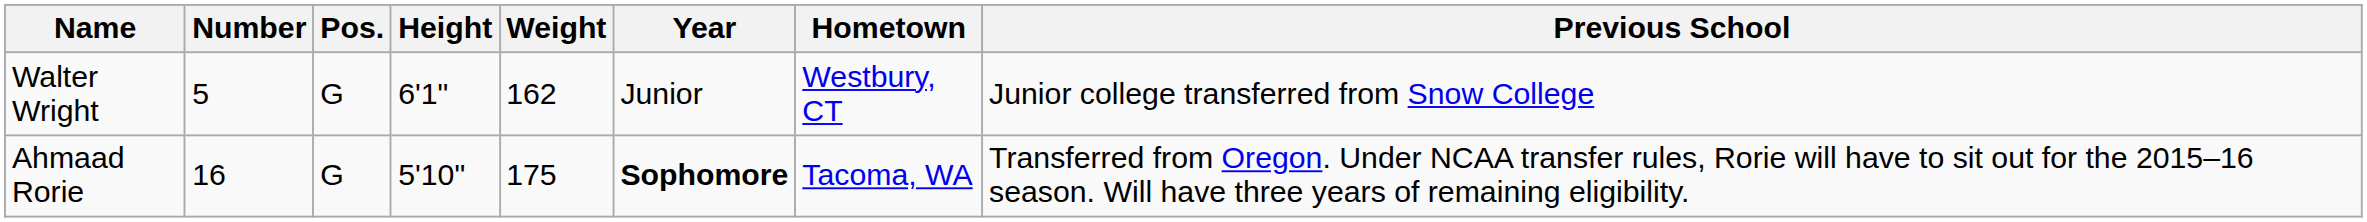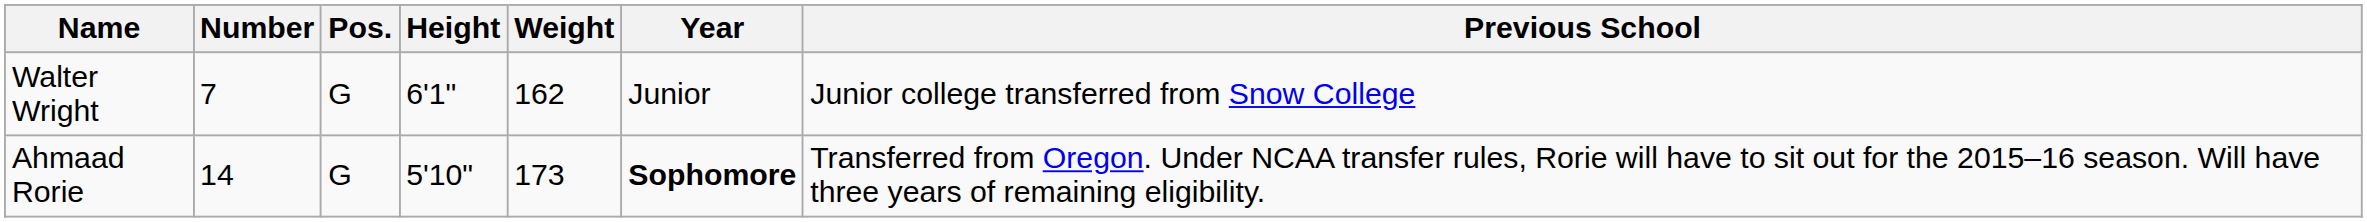- column: (889, 28)
(201, 93) 5 -> (209, 93) 7
(209, 175) 16 -> (217, 175) 14
(531, 175) 175 -> (539, 175) 173
